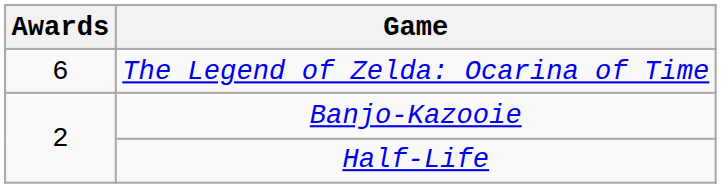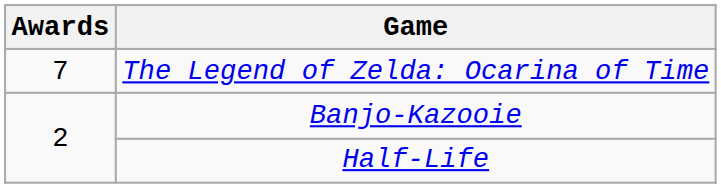(60, 71) 6 -> (60, 71) 7
